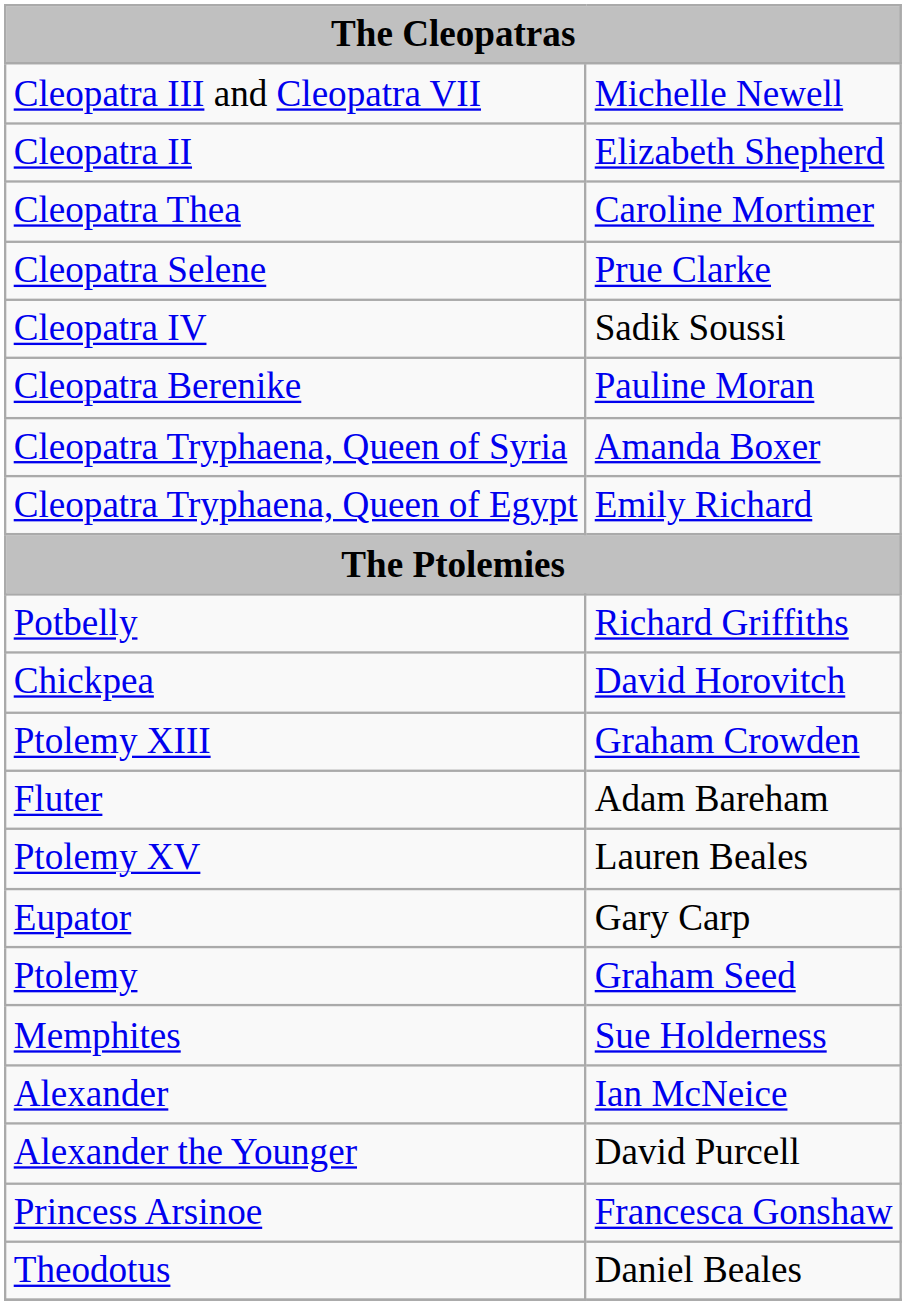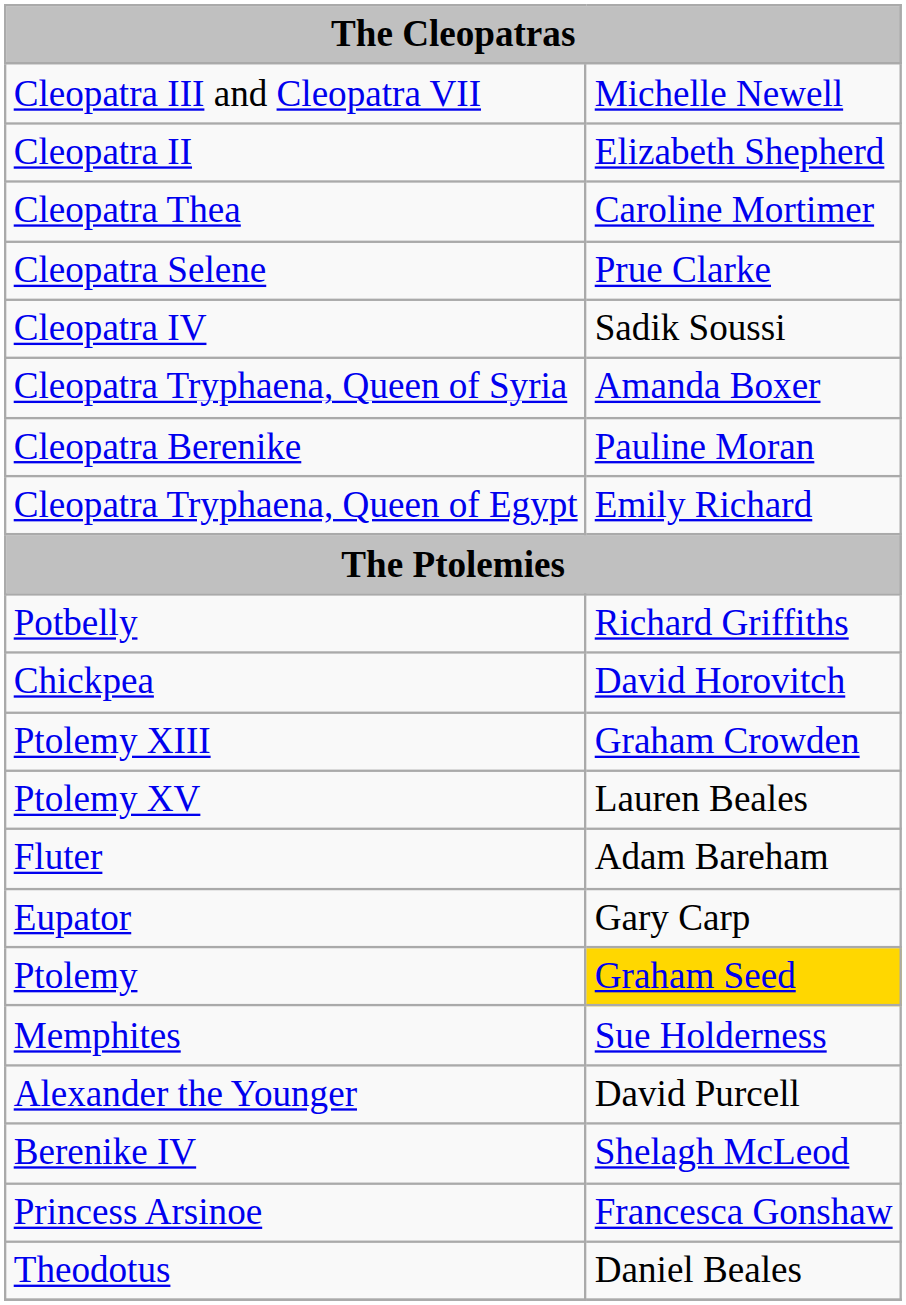rows swapped: (158, 387) <-> (291, 446)
rows swapped: (58, 799) <-> (107, 858)
(695, 975) no background -> (695, 975) gold background
- row: (91, 1093)
+ row: (105, 1152)
